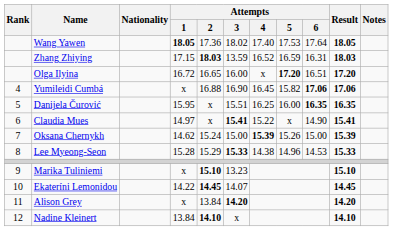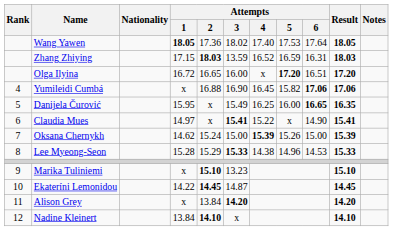(237, 105) 15.51 -> (237, 105) 15.49
(316, 105) 16.35 -> (316, 105) 16.65
(237, 187) 14.07 -> (237, 187) 14.87
